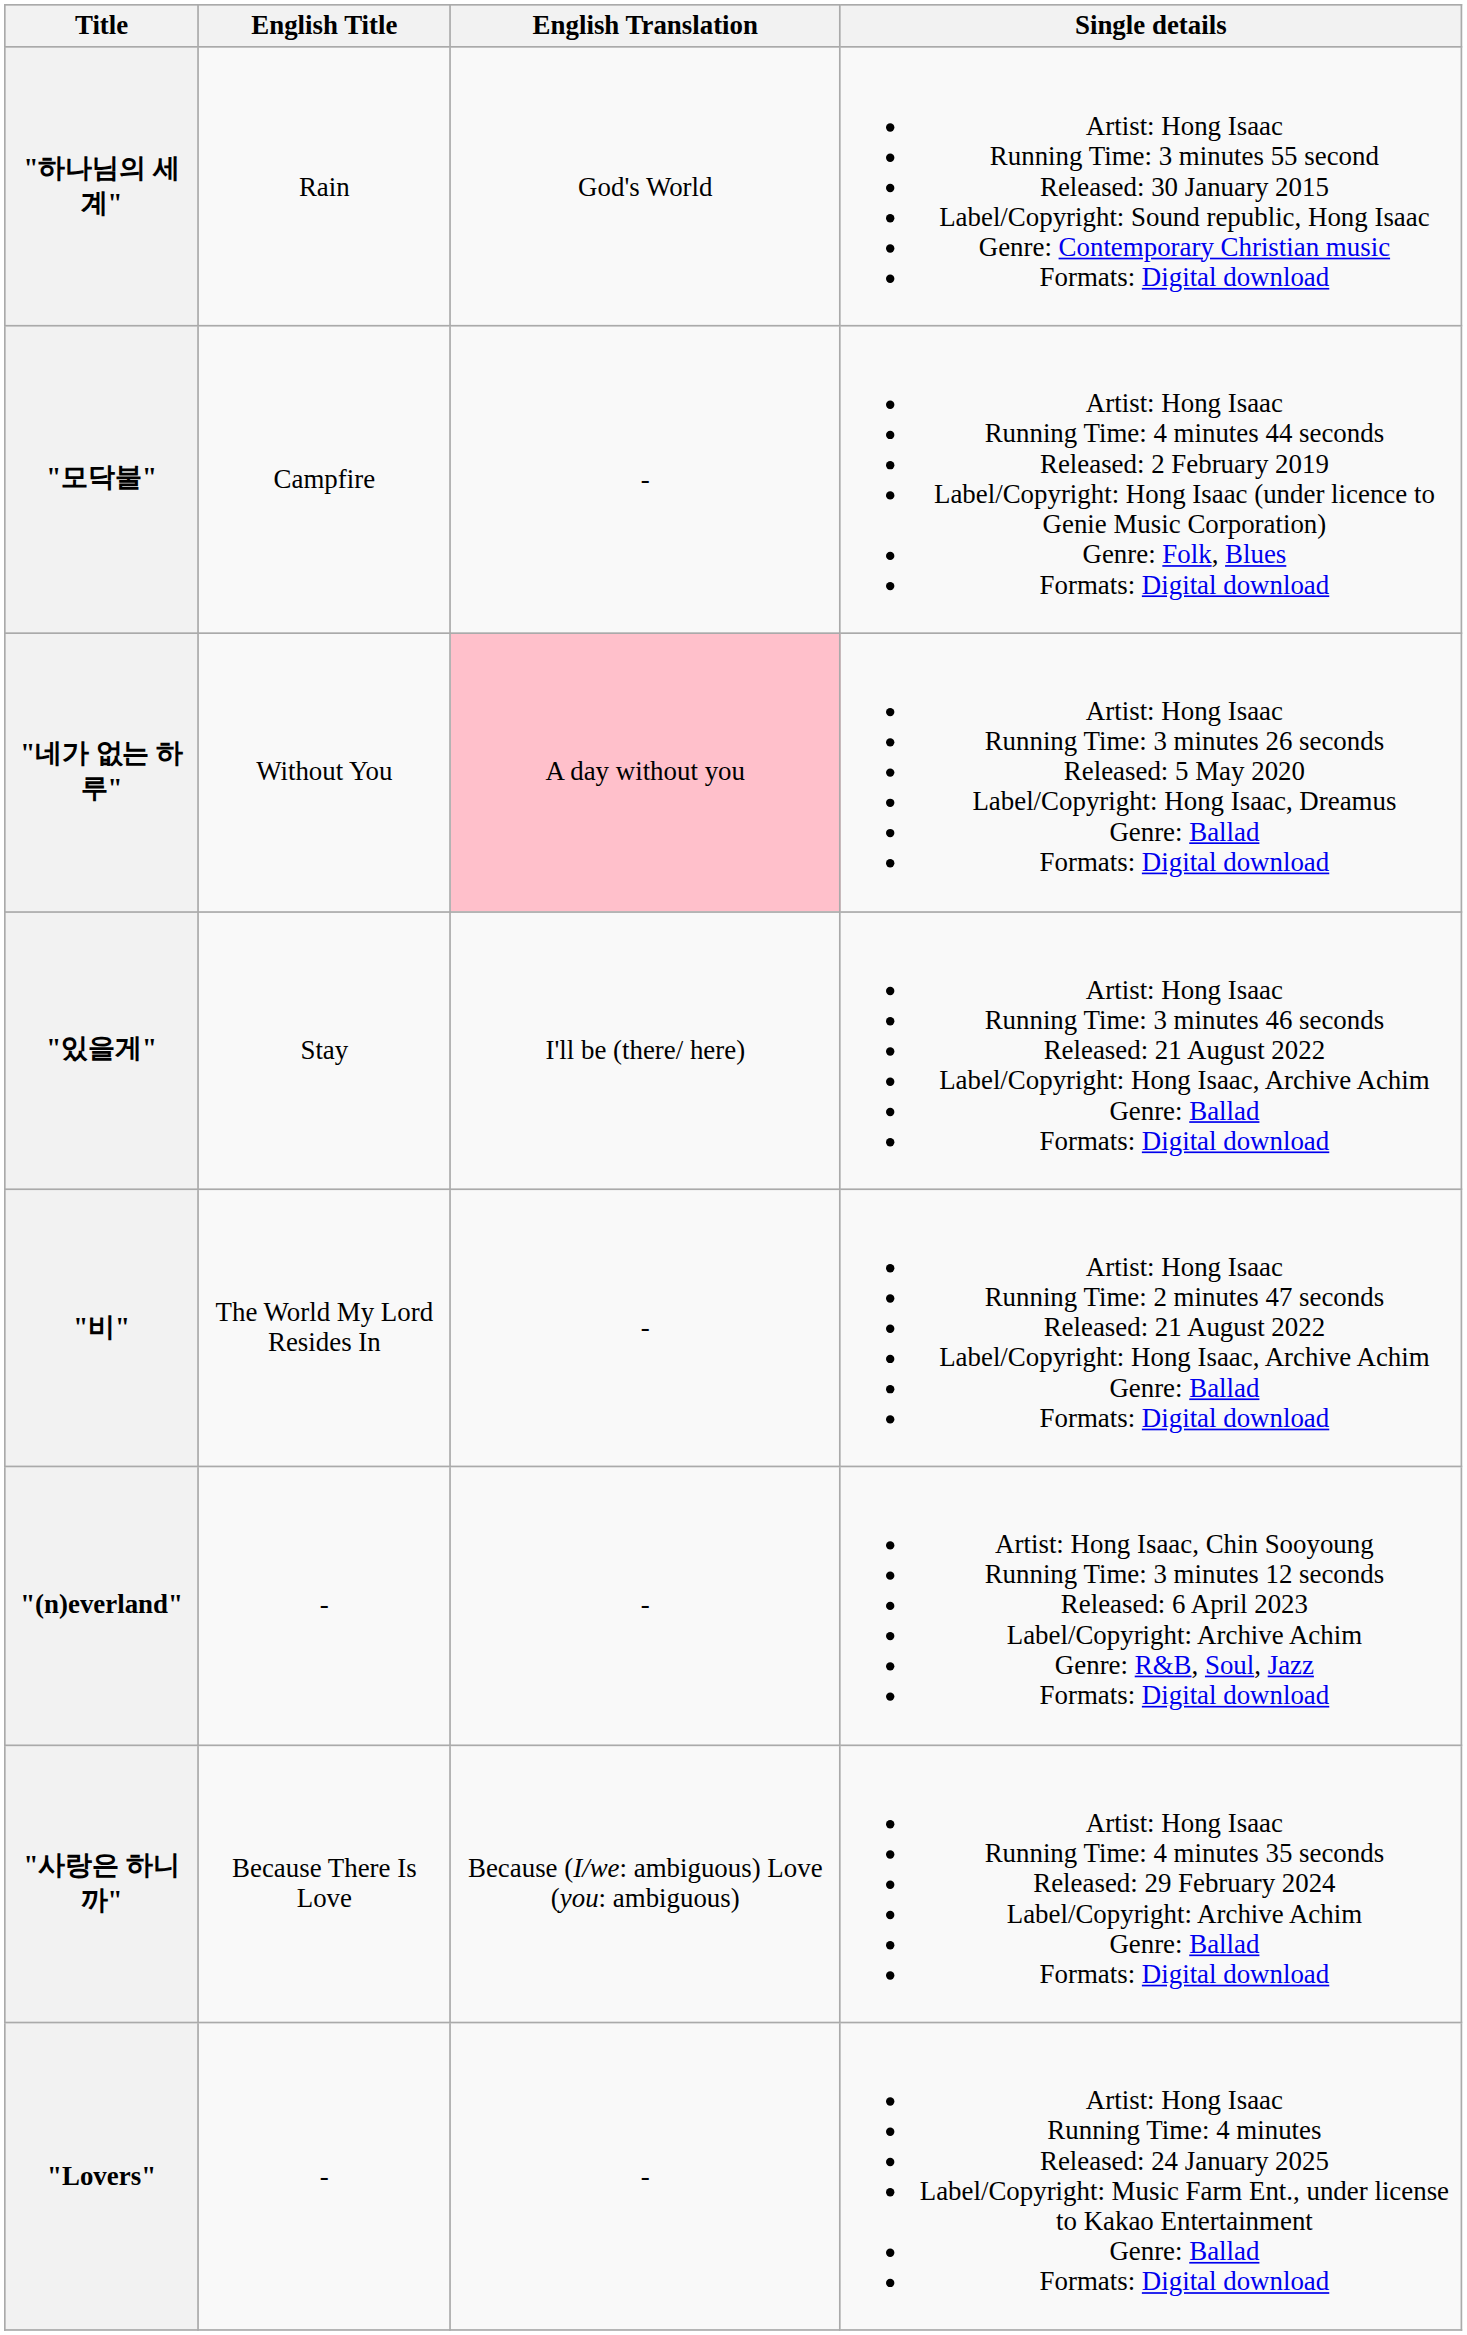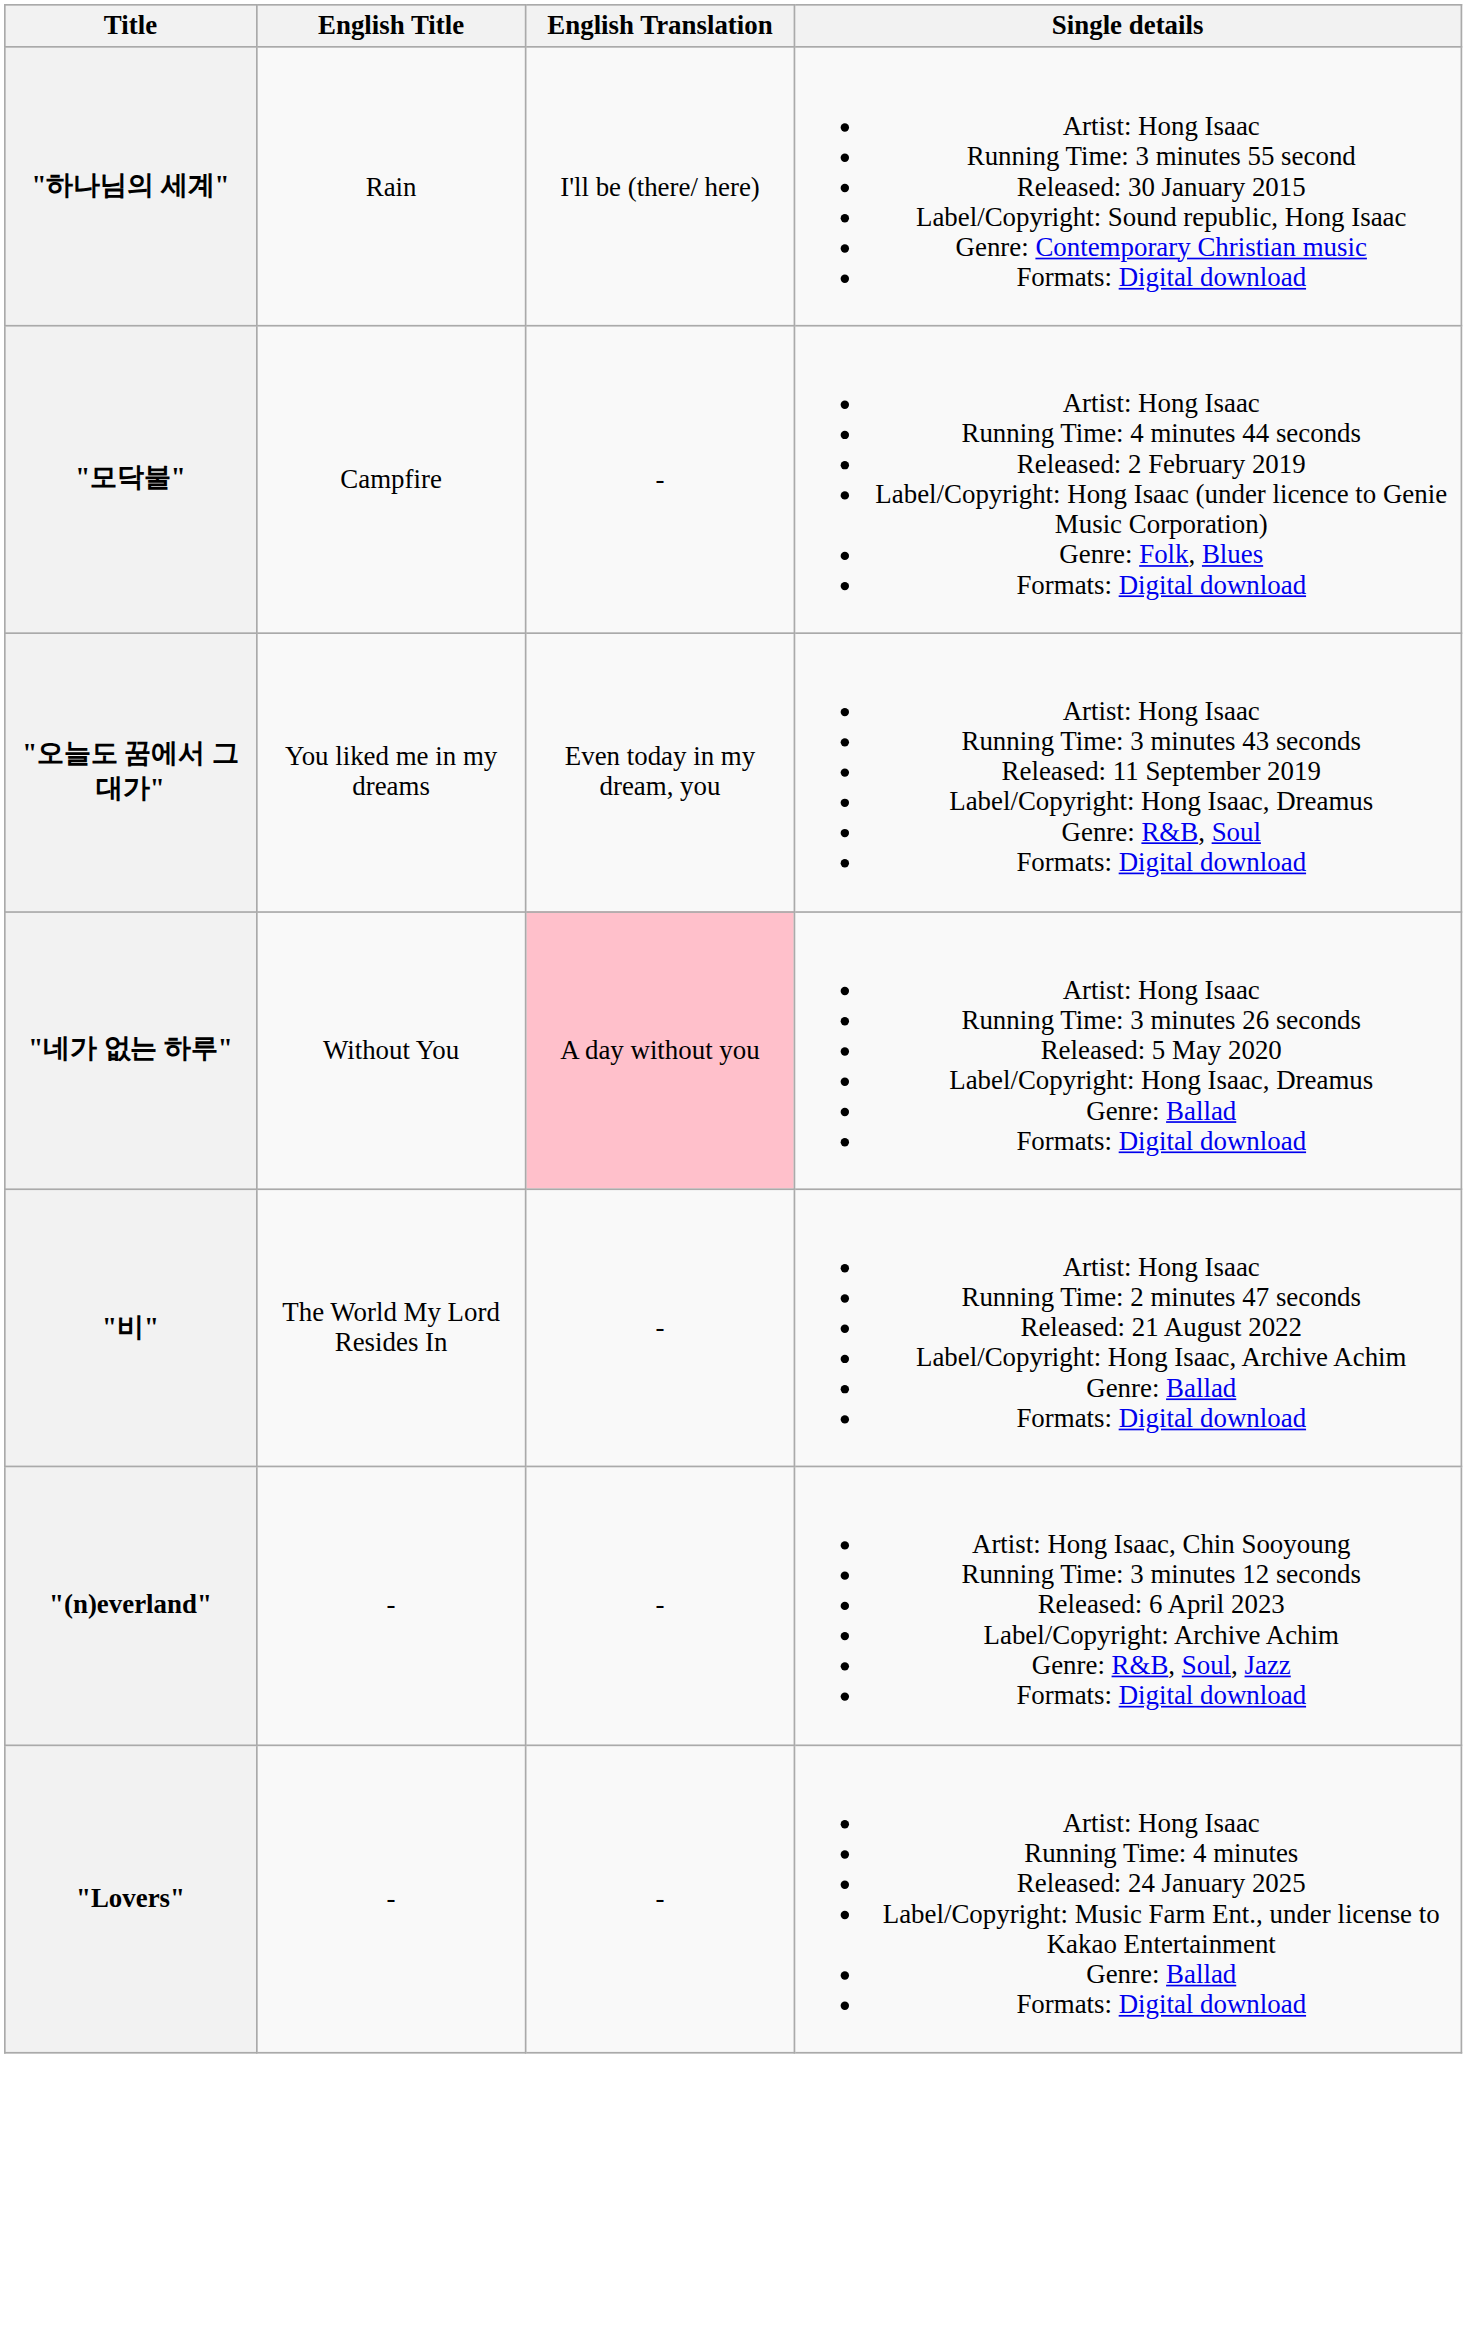(645, 186) God's World -> (660, 186) I'll be (there/ here)
+ row: (130, 771)
- row: (102, 1048)
- row: (102, 1882)
